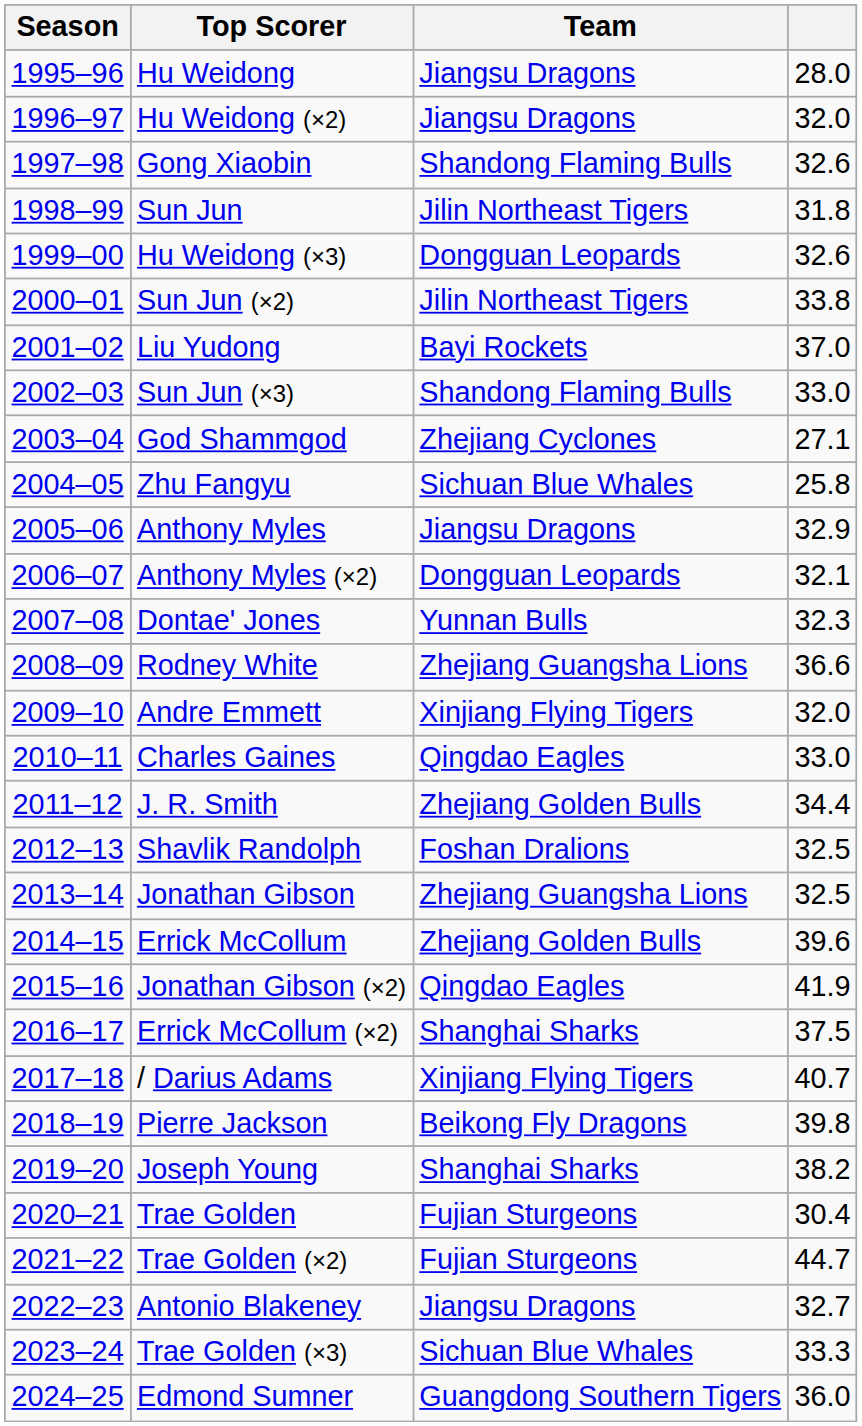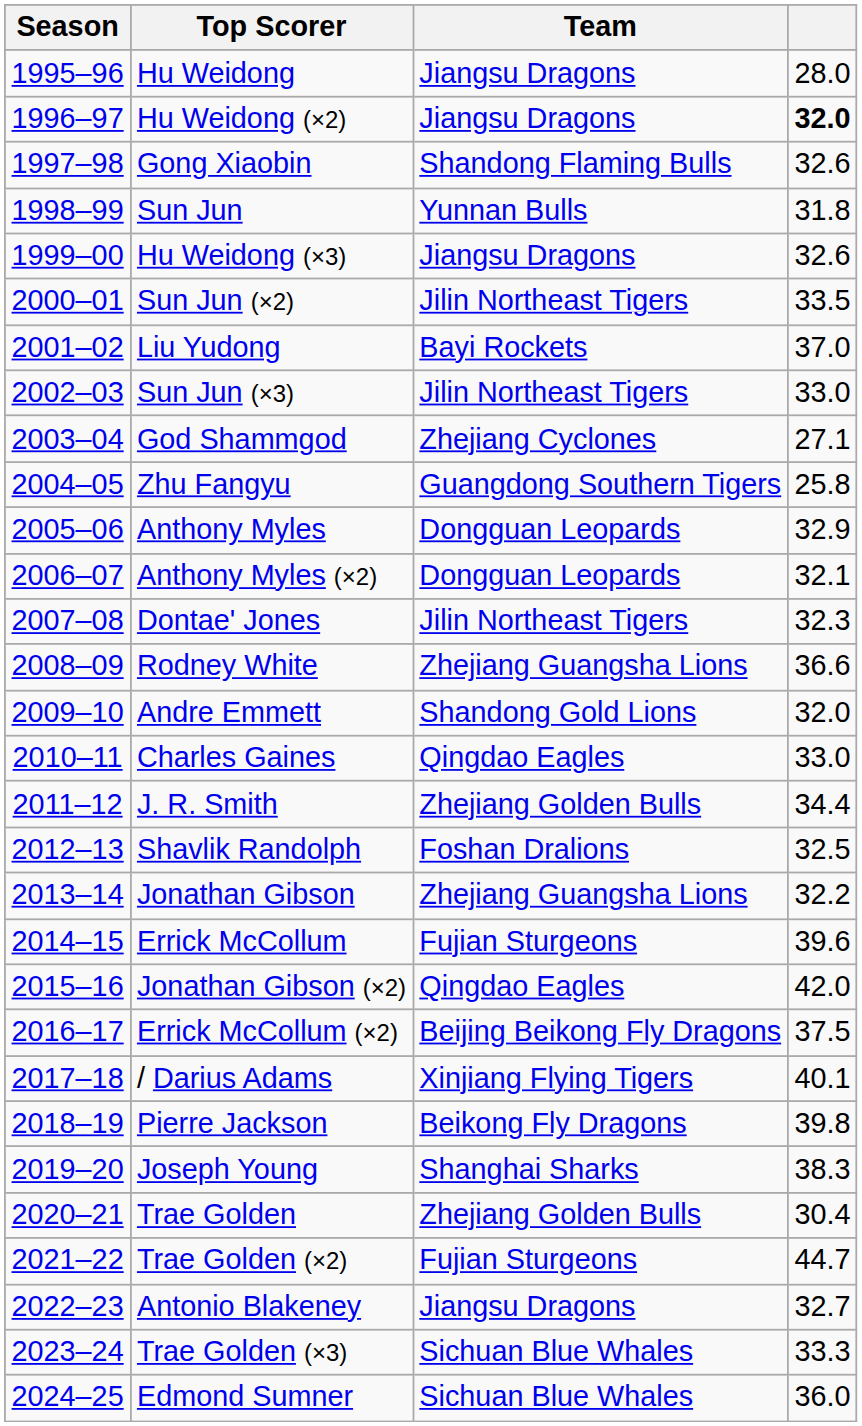(823, 118) normal -> (823, 118) bold
(554, 210) Jilin Northeast Tigers -> (503, 210) Yunnan Bulls
(550, 255) Dongguan Leopards -> (527, 255) Jiangsu Dragons
(823, 301) 33.8 -> (823, 301) 33.5
(575, 392) Shandong Flaming Bulls -> (554, 392) Jilin Northeast Tigers
(556, 484) Sichuan Blue Whales -> (600, 484) Guangdong Southern Tigers
(527, 529) Jiangsu Dragons -> (550, 529) Dongguan Leopards
(503, 621) Yunnan Bulls -> (554, 621) Jilin Northeast Tigers
(556, 712) Xinjiang Flying Tigers -> (558, 712) Shandong Gold Lions
(823, 895) 32.5 -> (823, 895) 32.2
(560, 940) Zhejiang Golden Bulls -> (528, 940) Fujian Sturgeons
(823, 986) 41.9 -> (823, 986) 42.0
(529, 1032) Shanghai Sharks -> (600, 1032) Beijing Beikong Fly Dragons
(823, 1077) 40.7 -> (823, 1077) 40.1
(823, 1169) 38.2 -> (823, 1169) 38.3
(528, 1214) Fujian Sturgeons -> (560, 1214) Zhejiang Golden Bulls
(600, 1397) Guangdong Southern Tigers -> (556, 1397) Sichuan Blue Whales
